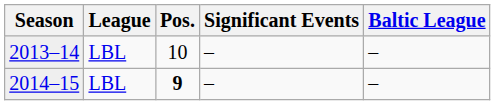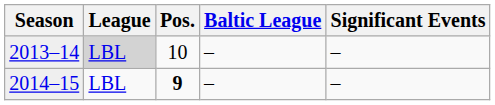columns swapped: (282, 20) <-> (427, 20)
(107, 52) no background -> (107, 52) lightgrey background
